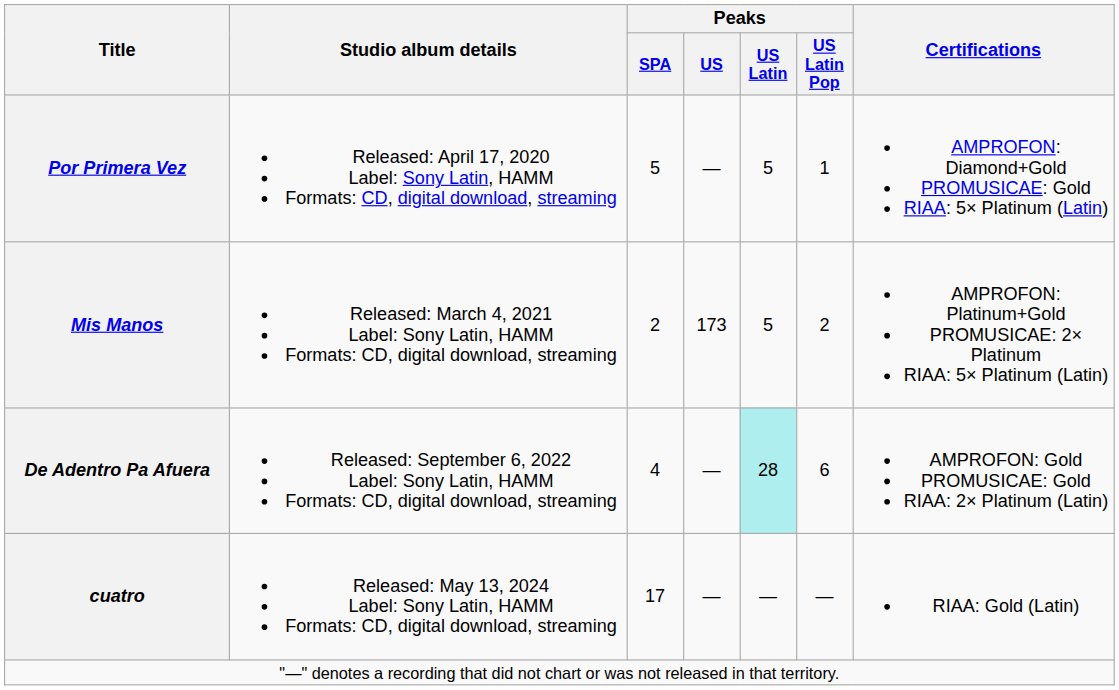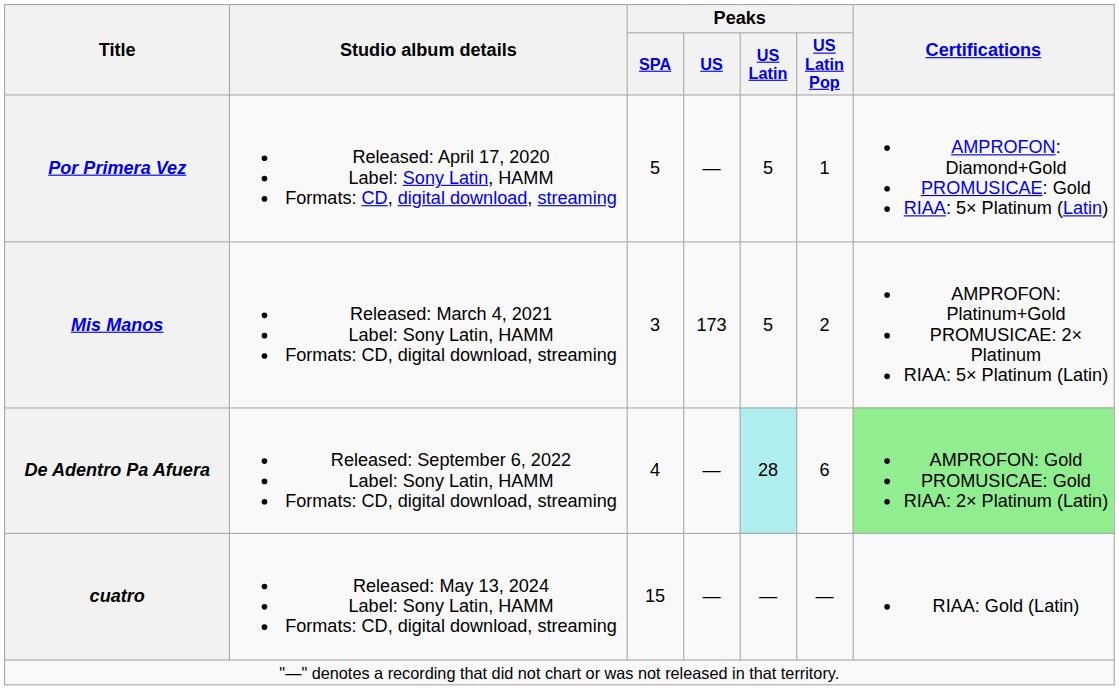(655, 324) 2 -> (655, 324) 3
(983, 481) no background -> (983, 481) lightgreen background
(655, 596) 17 -> (655, 596) 15
